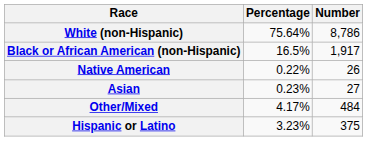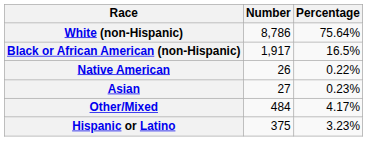columns swapped: (338, 13) <-> (278, 13)
